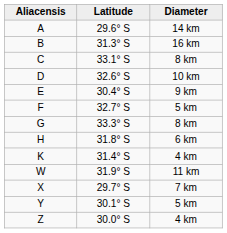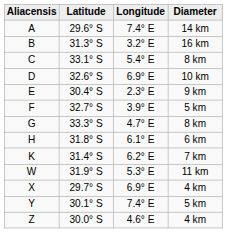+ column: (141, 12)
(186, 156) 4 km -> (195, 156) 7 km
(186, 188) 7 km -> (195, 188) 4 km
